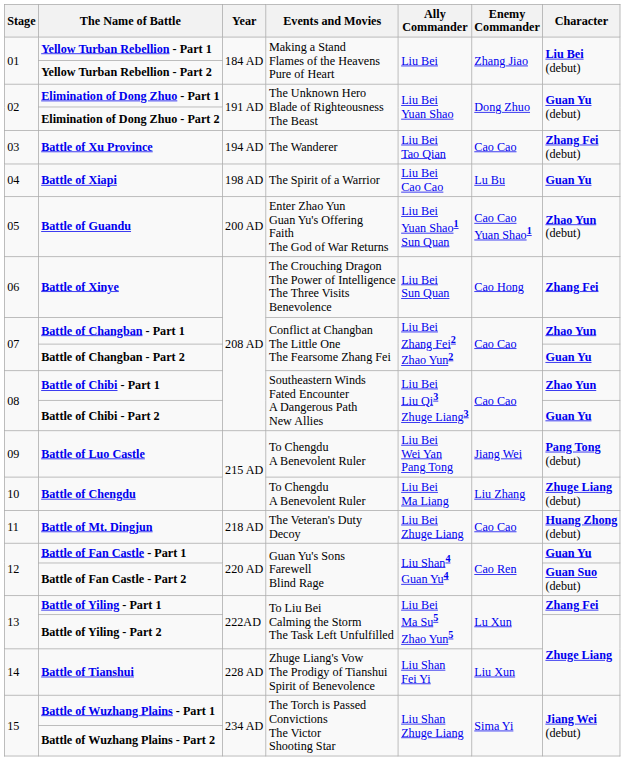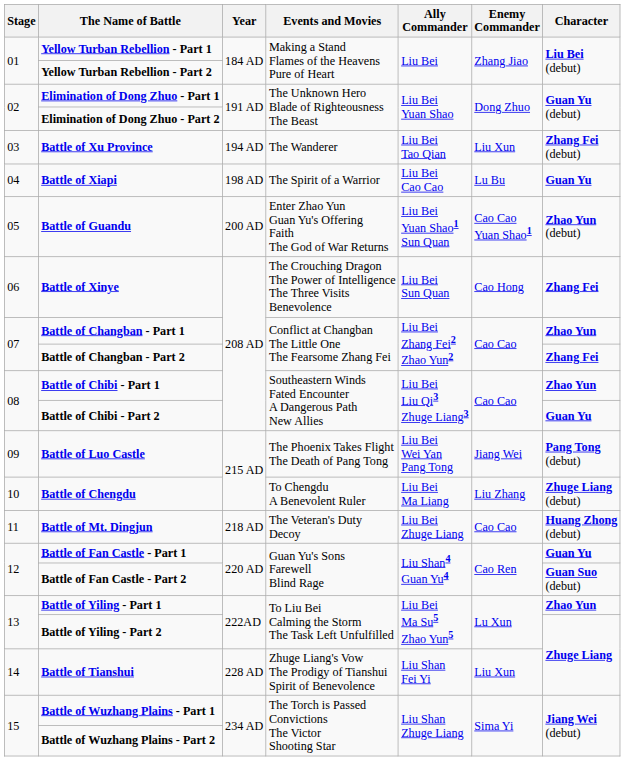(495, 147) Cao Cao -> (495, 147) Liu Xun
(568, 357) Guan Yu -> (572, 357) Zhang Fei
(317, 454) To Chengdu A Benevolent Ruler -> (331, 454) The Phoenix Takes Flight The Death of Pang Tong
(572, 605) Zhang Fei -> (571, 605) Zhao Yun
